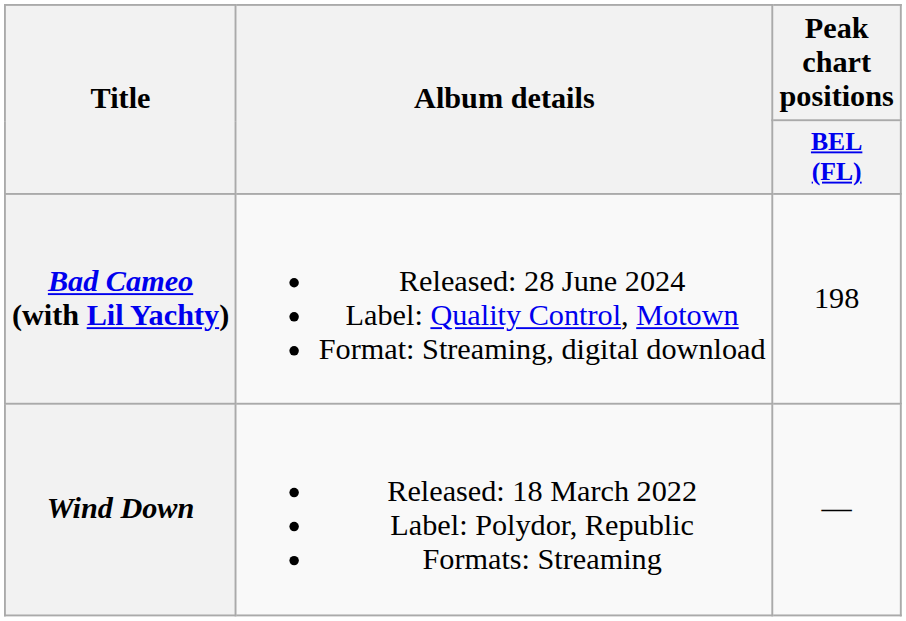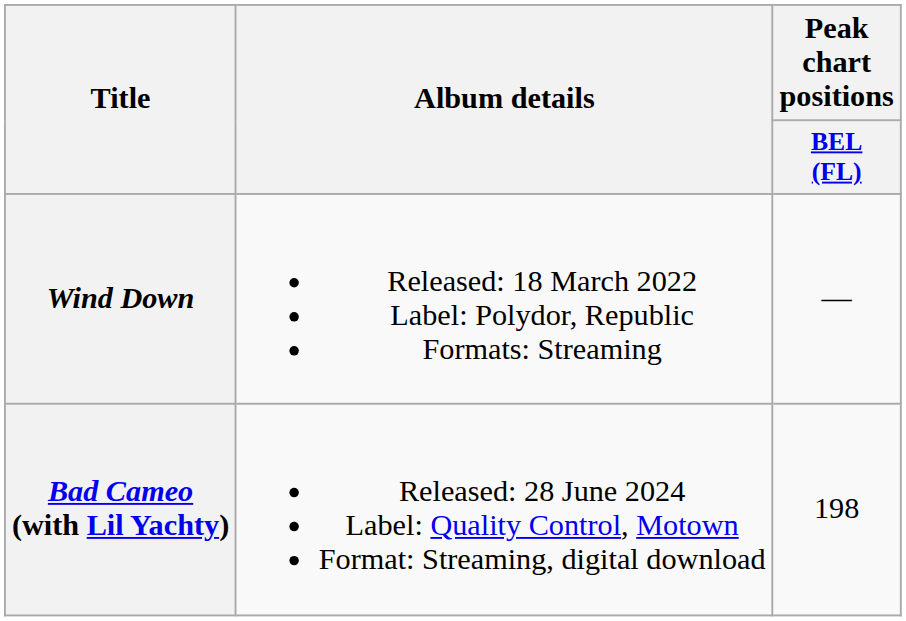rows swapped: (121, 508) <-> (121, 298)
